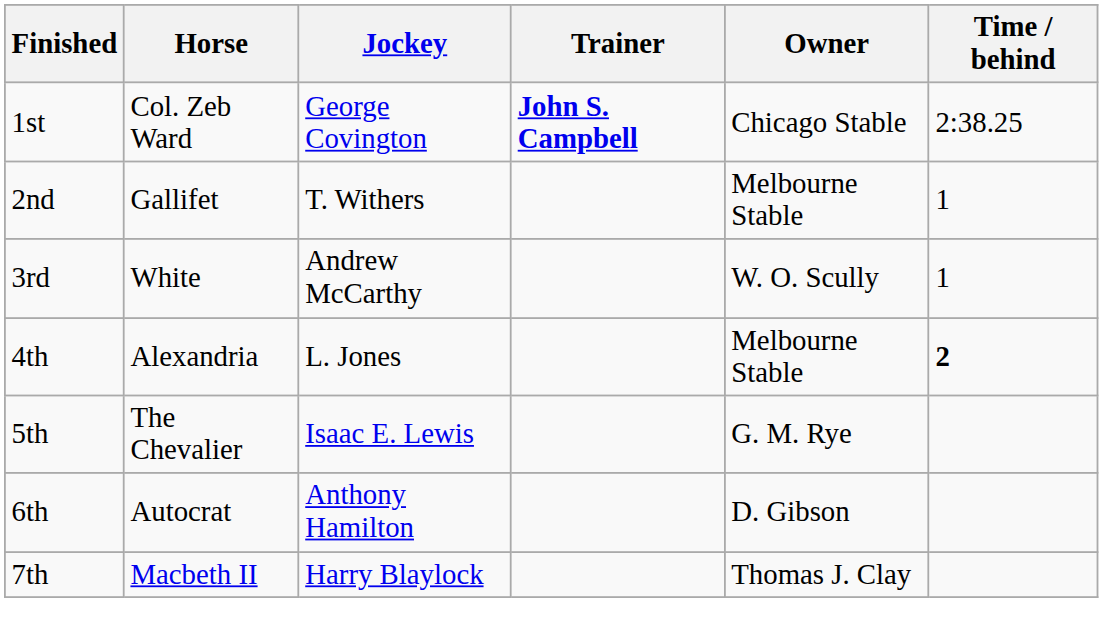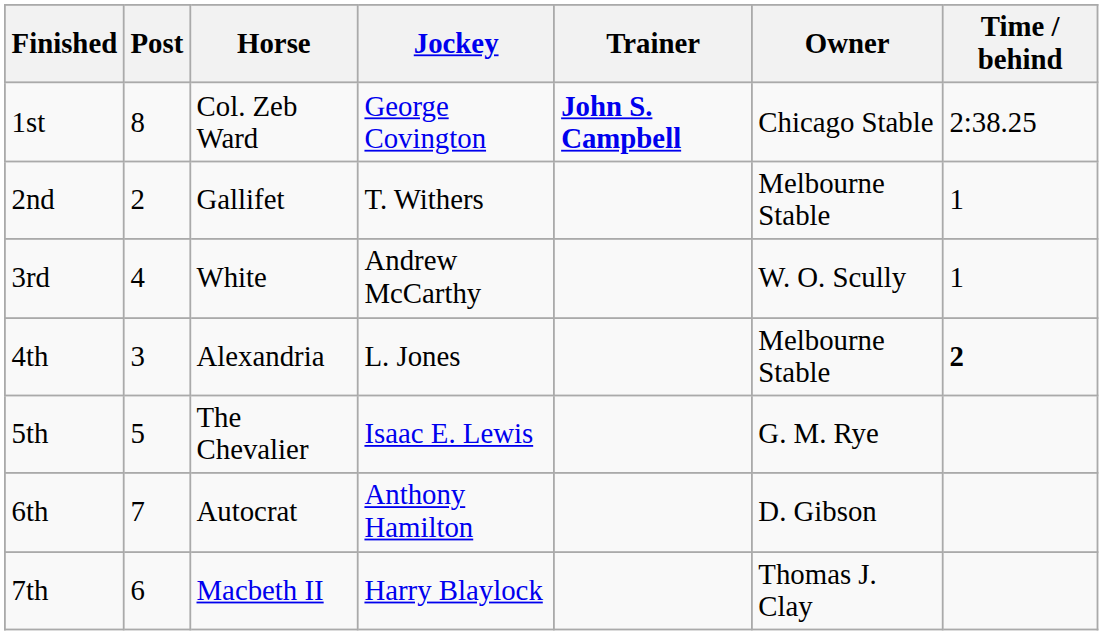+ column: (157, 43)
